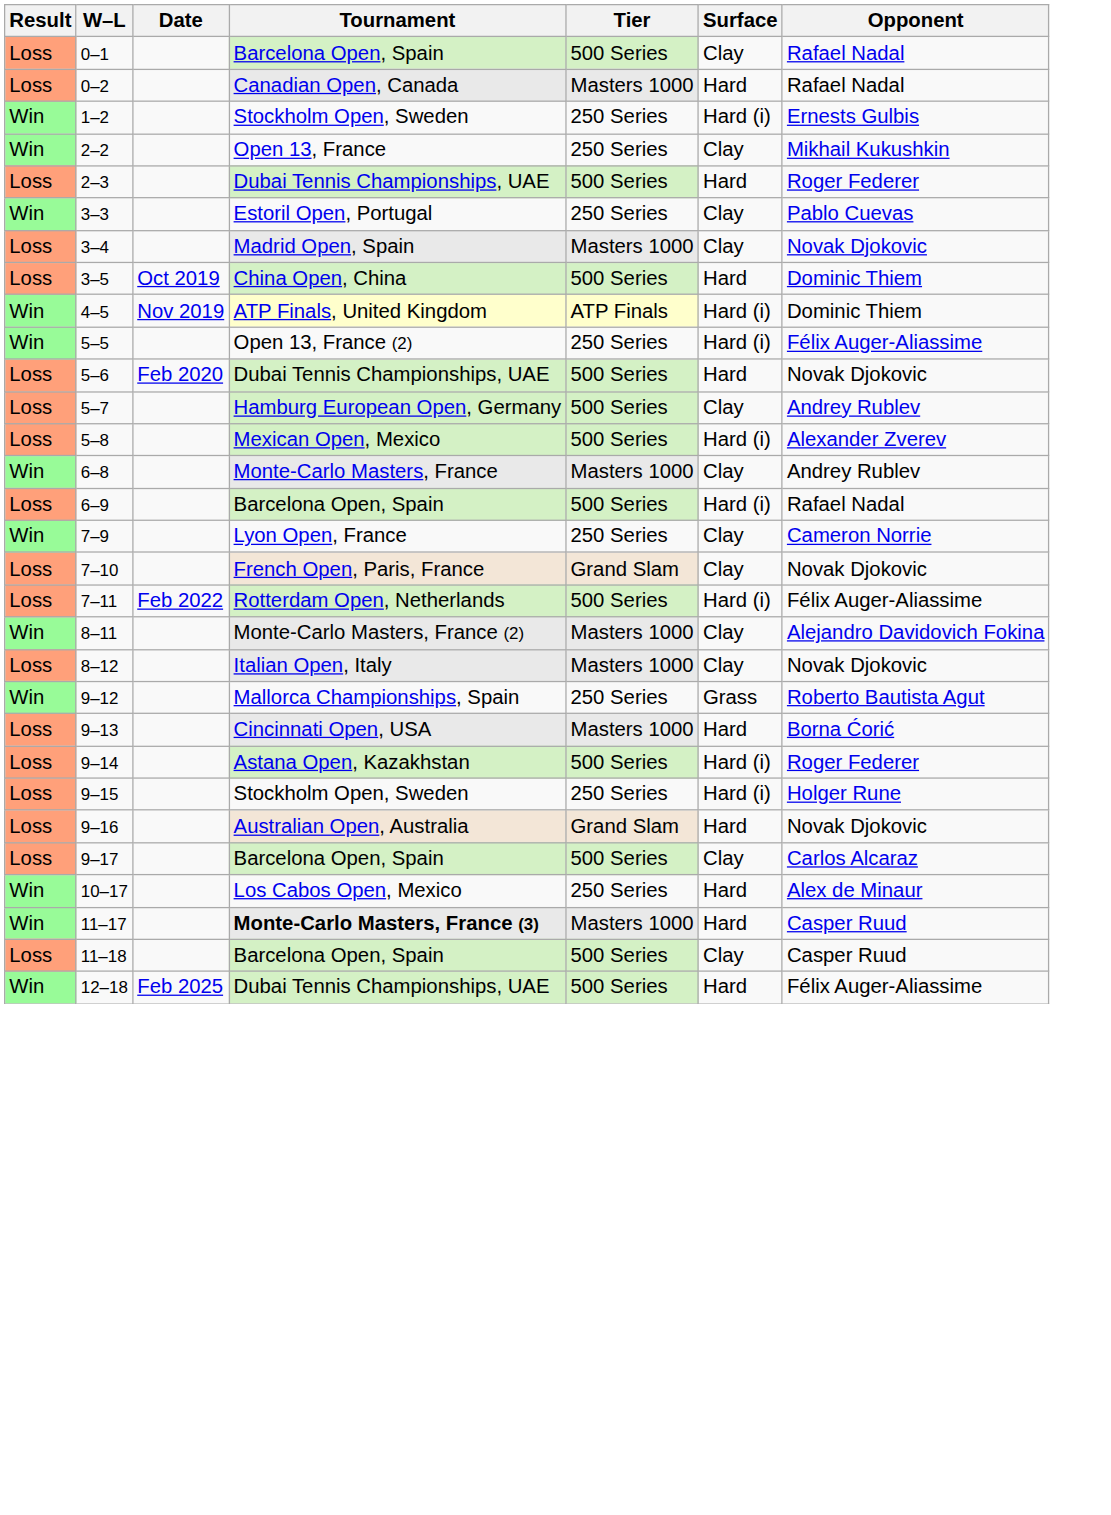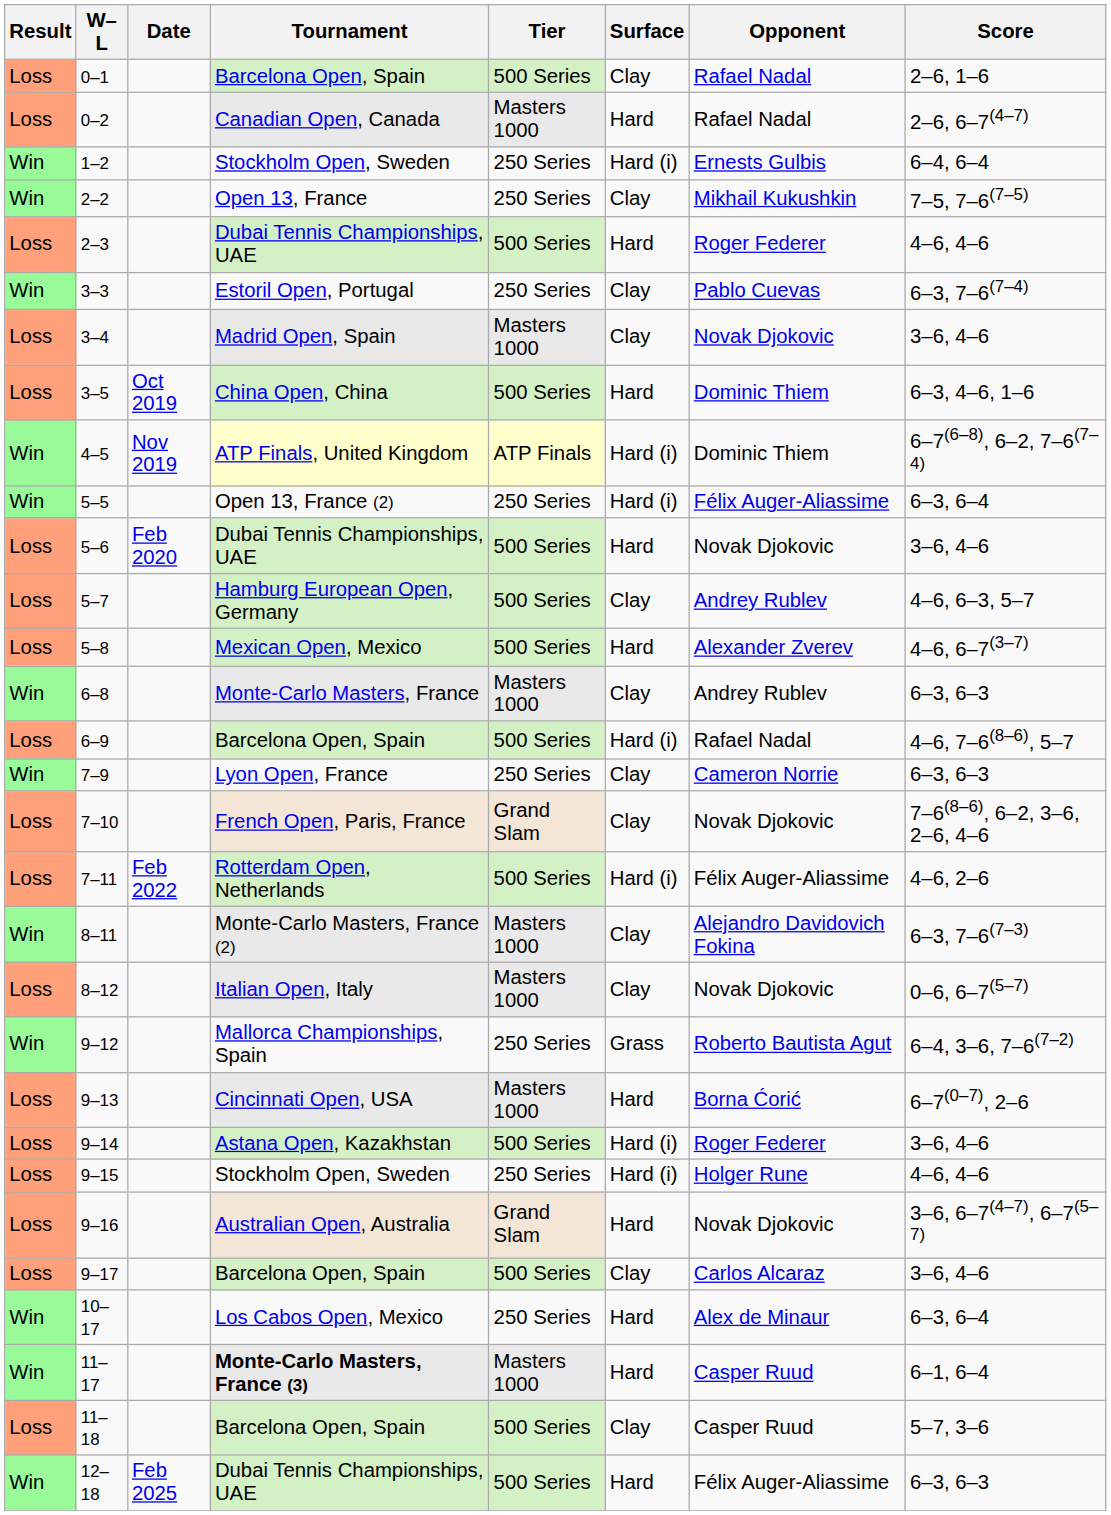+ column: (1006, 32)
(737, 439) Hard (i) -> (632, 647) Hard
